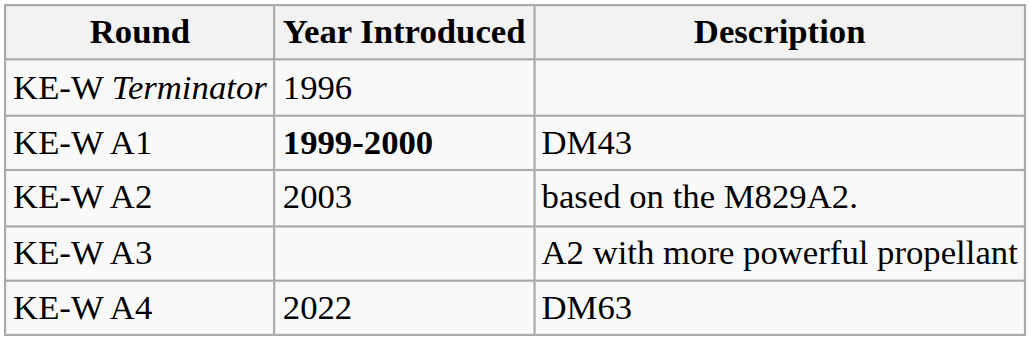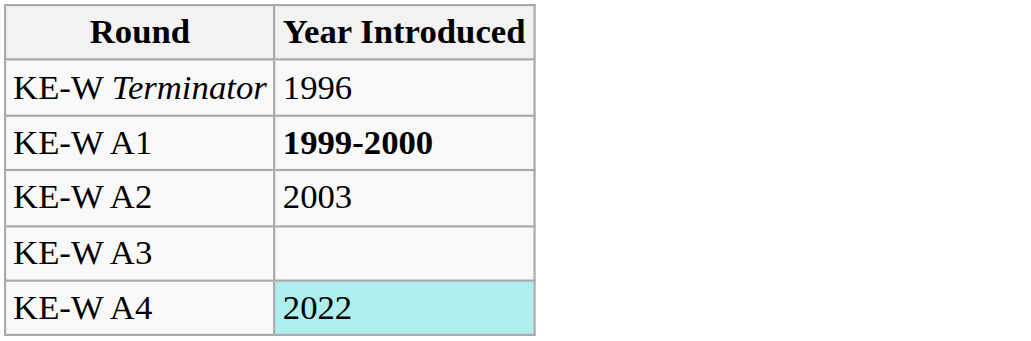- column: (780, 32)
(317, 307) no background -> (317, 307) paleturquoise background
